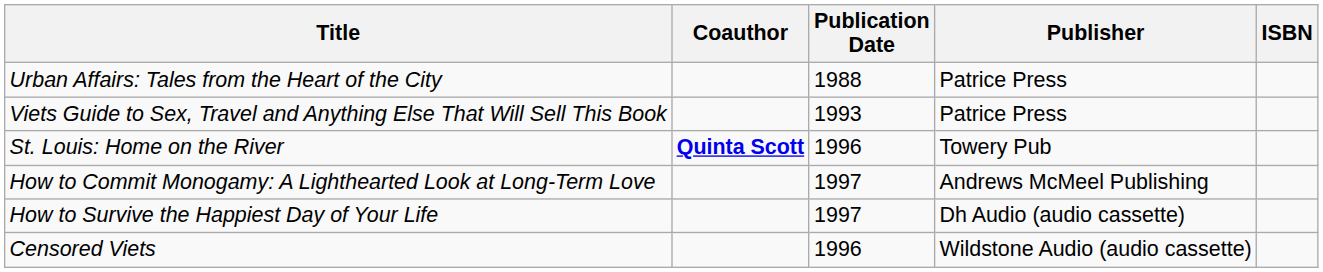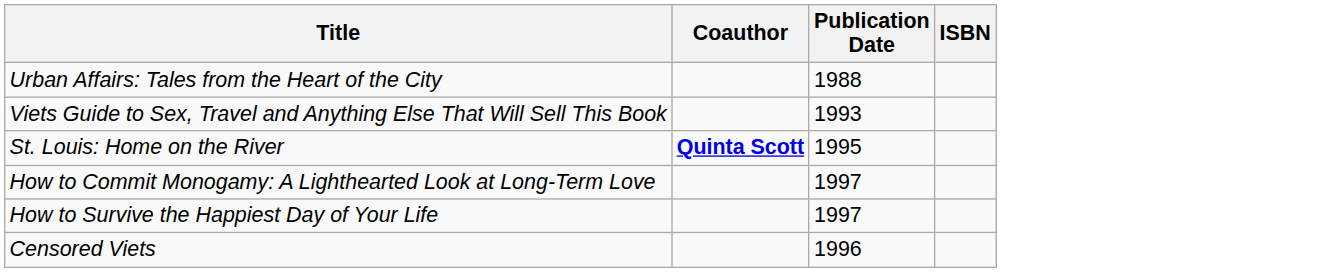- column: (1096, 33)
(838, 147) 1996 -> (838, 147) 1995
